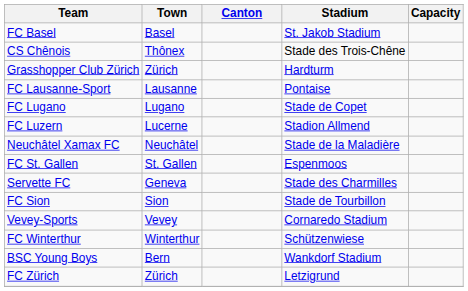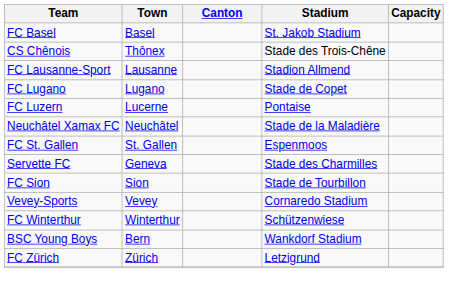- row: (73, 70)
(307, 88) Pontaise -> (307, 70) Stadion Allmend
(327, 126) Stadion Allmend -> (288, 107) Pontaise
